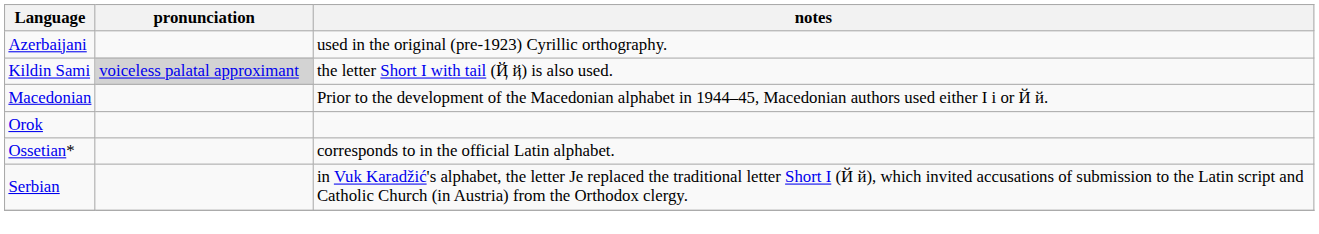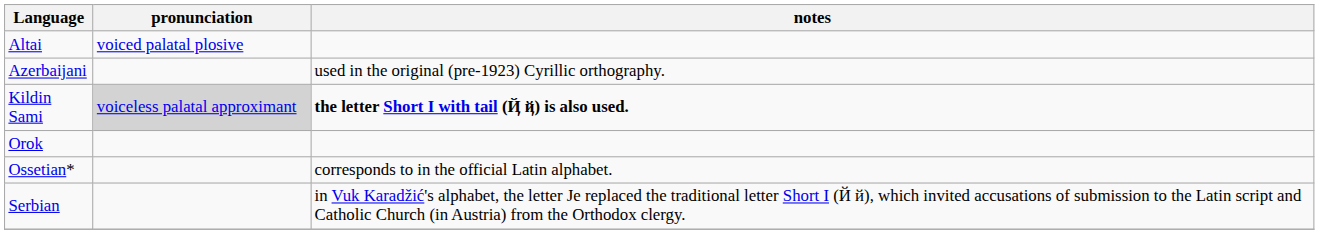+ row: (25, 44)
(465, 71) normal -> (472, 107) bold
- row: (50, 97)
